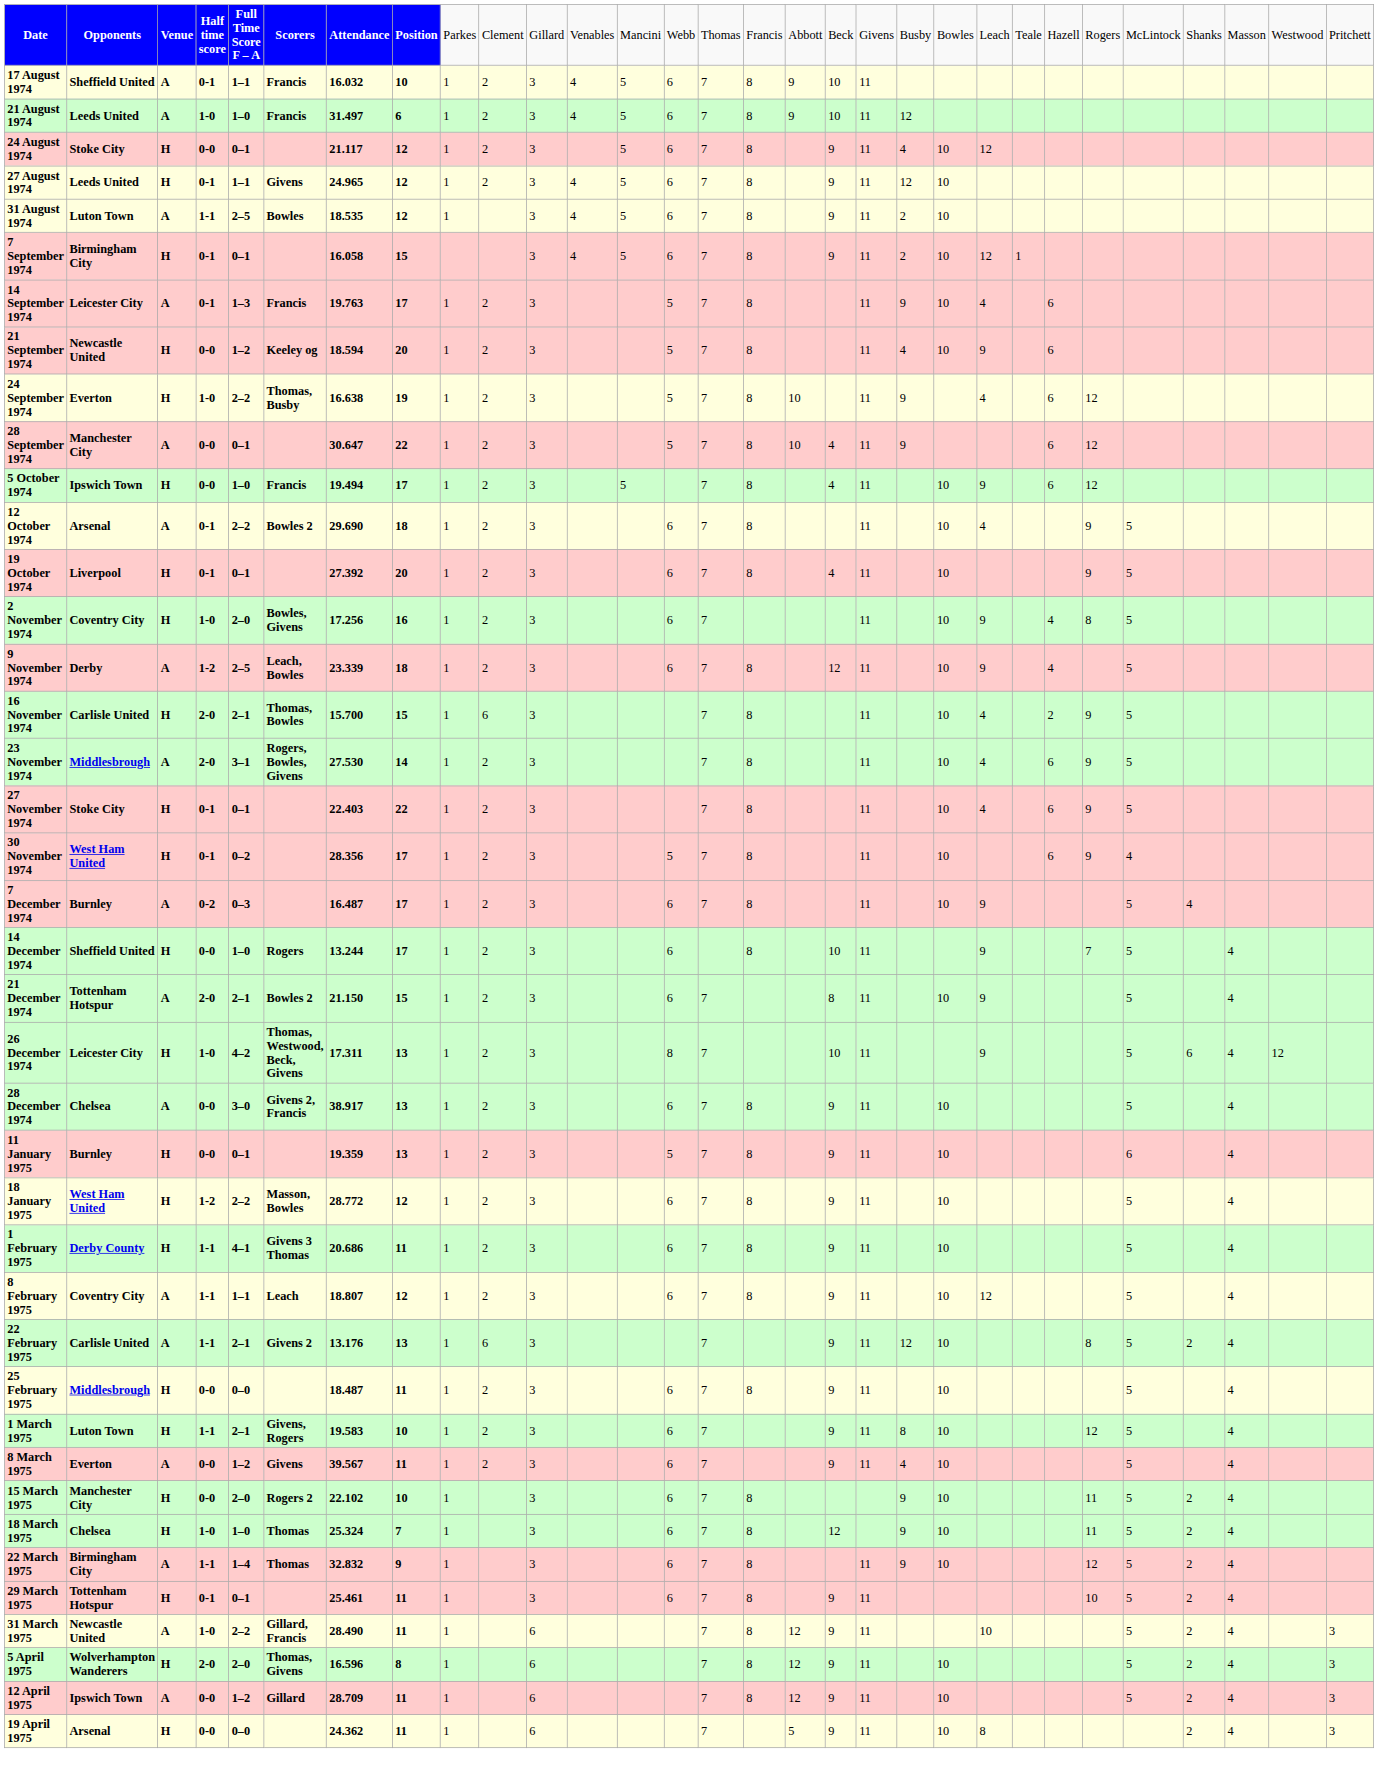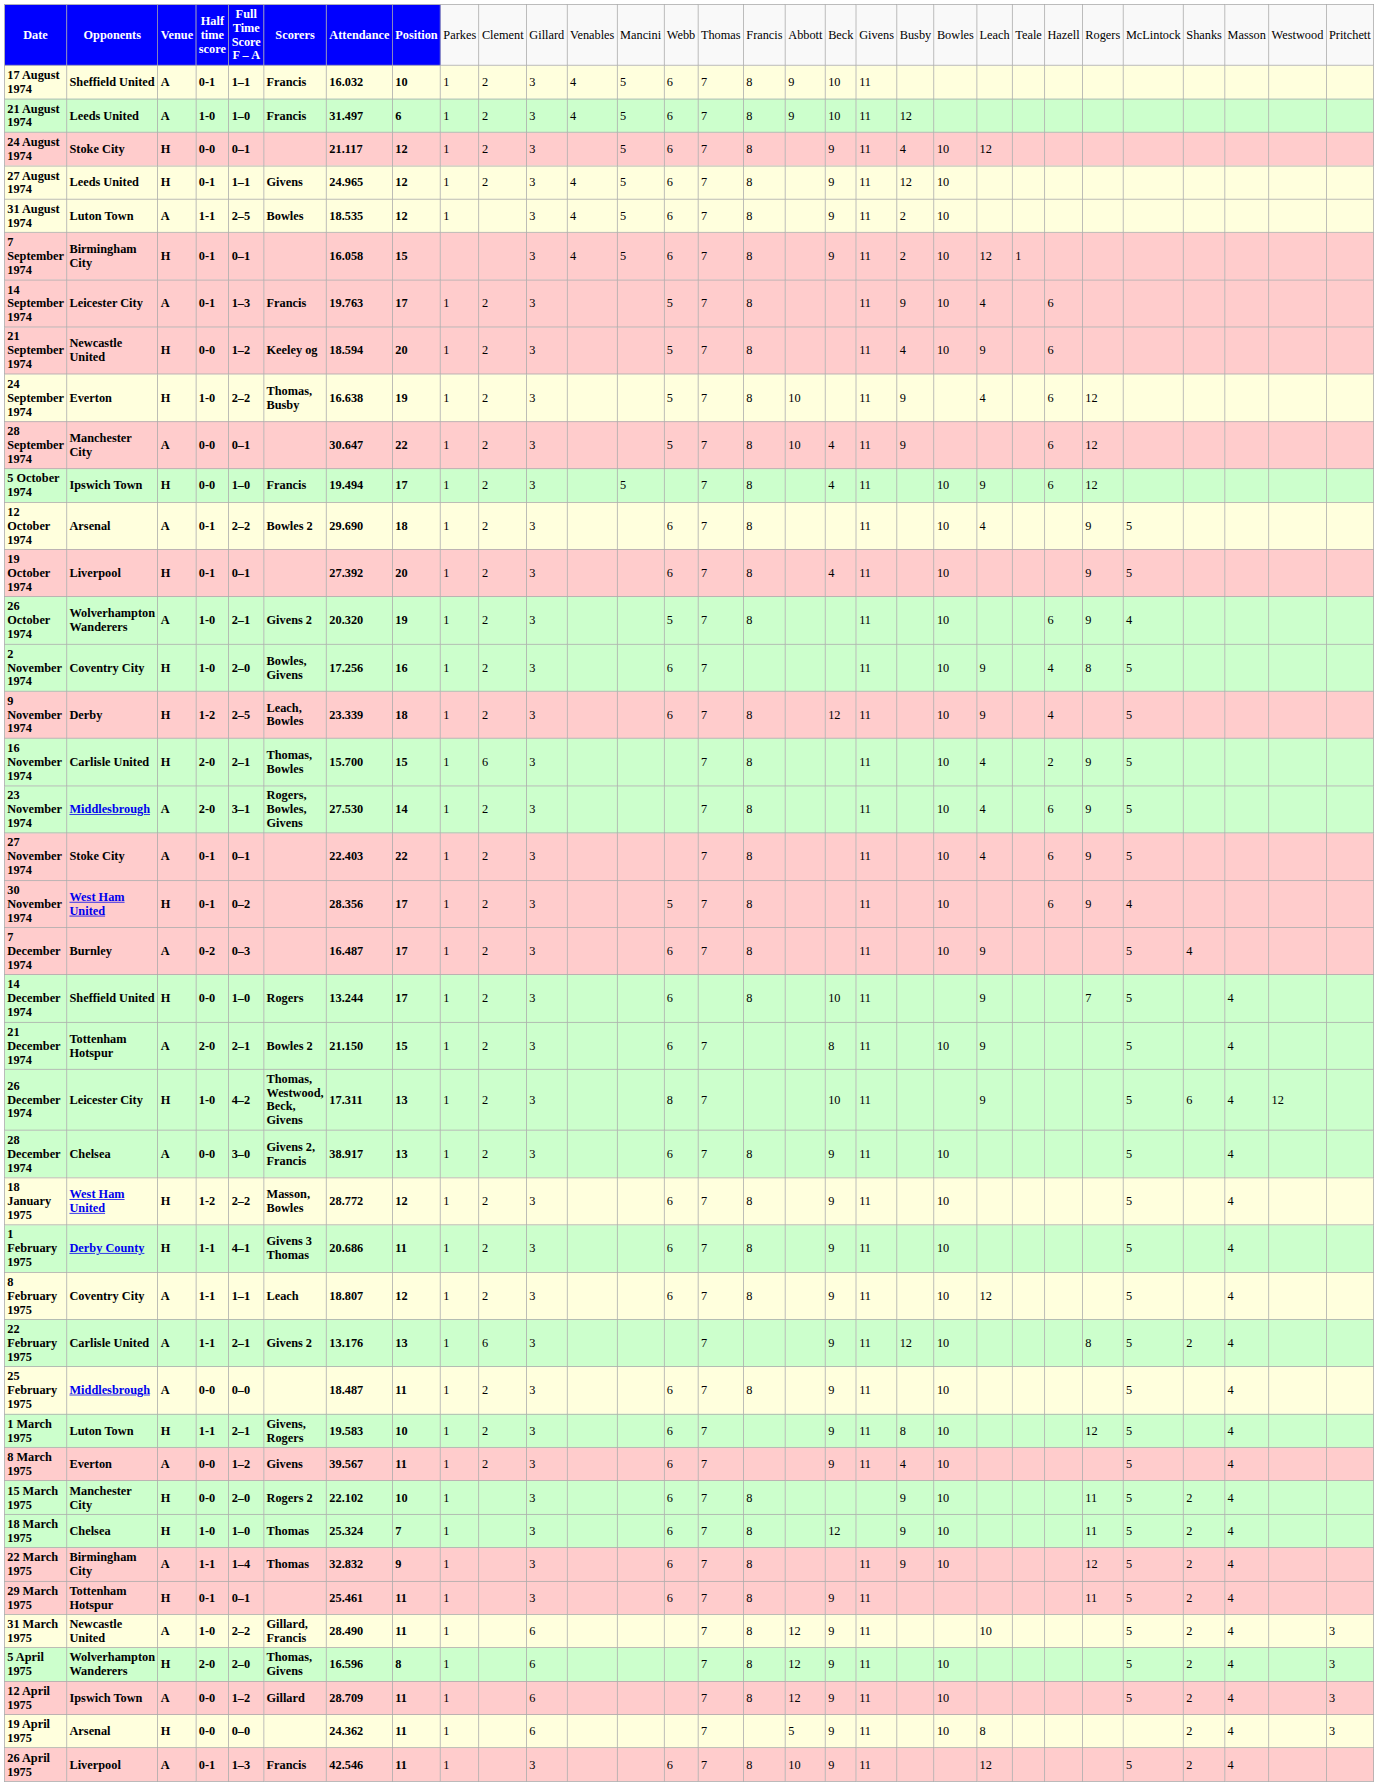+ row: (29, 620)
(165, 667) A -> (166, 714) H
(166, 809) H -> (165, 856) A
- row: (29, 1154)
(166, 1390) H -> (165, 1390) A
(1091, 1597) 10 -> (1091, 1597) 11
+ row: (29, 1764)
